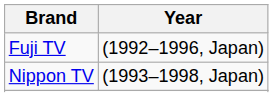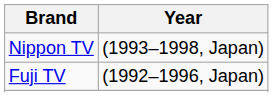rows swapped: (37, 47) <-> (51, 76)
